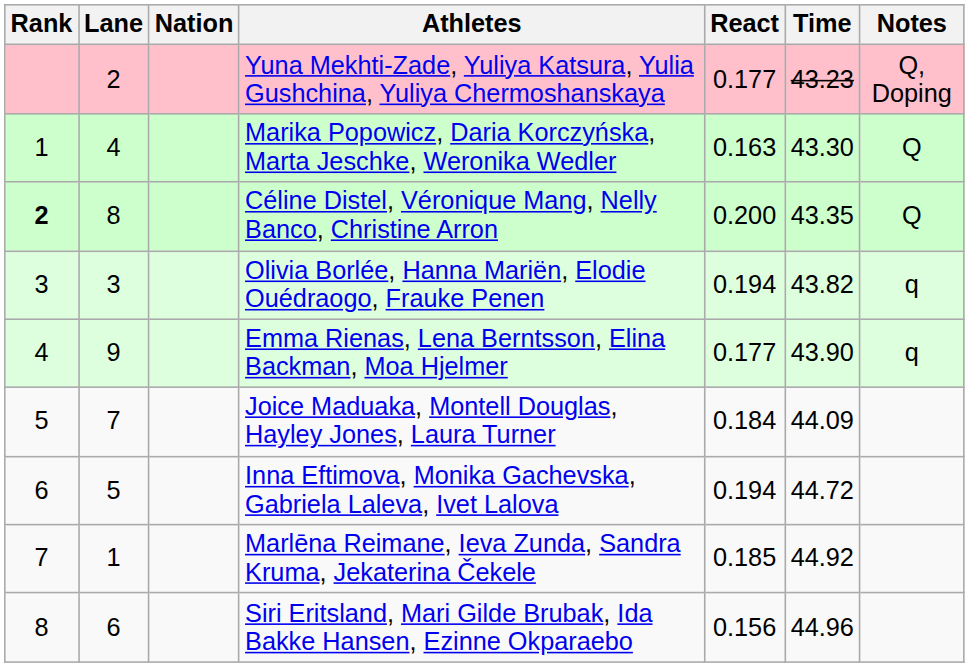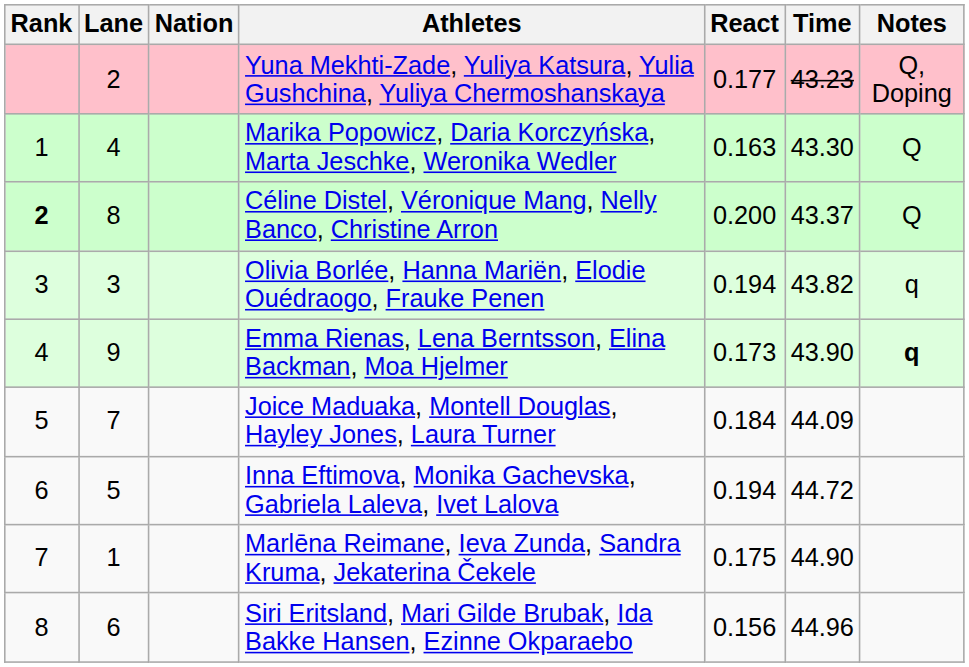(822, 215) 43.35 -> (822, 215) 43.37
(745, 352) 0.177 -> (745, 352) 0.173
(912, 352) normal -> (912, 352) bold
(745, 558) 0.185 -> (745, 558) 0.175
(822, 558) 44.92 -> (822, 558) 44.90
